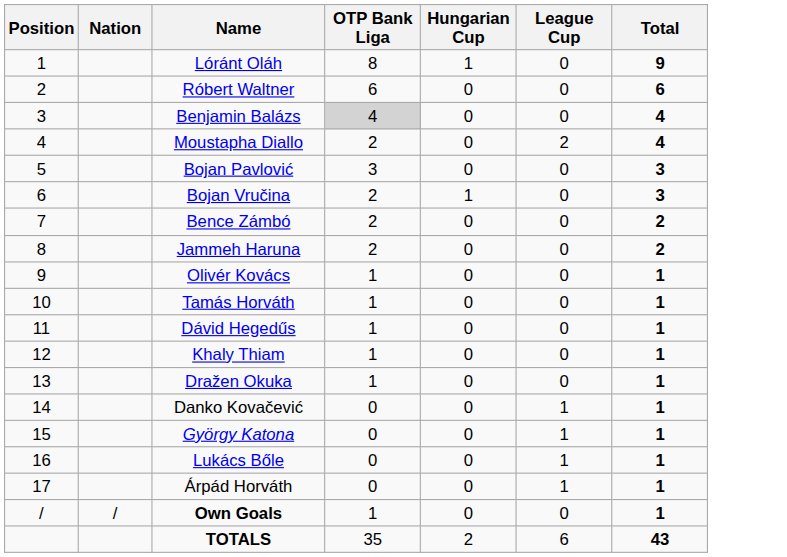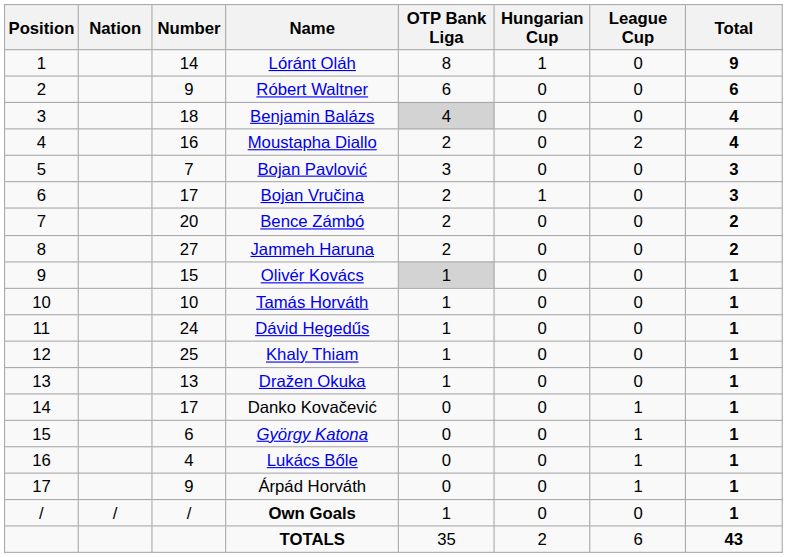+ column: (189, 27)
(373, 275) no background -> (447, 275) lightgrey background
